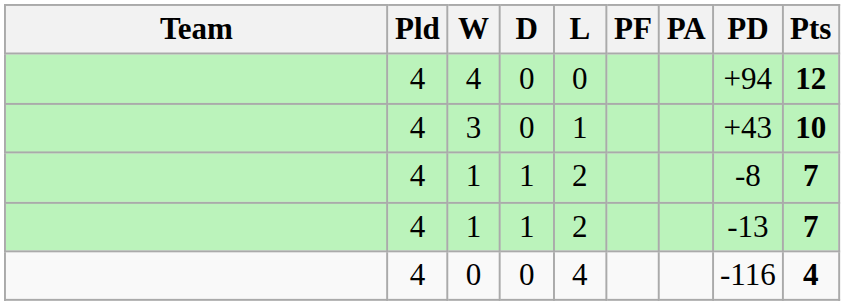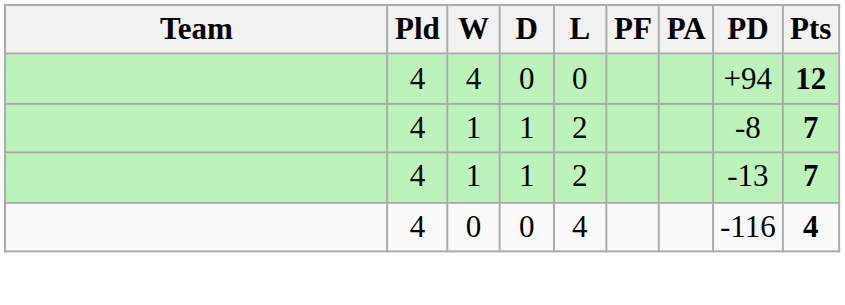- row: (474, 127)
